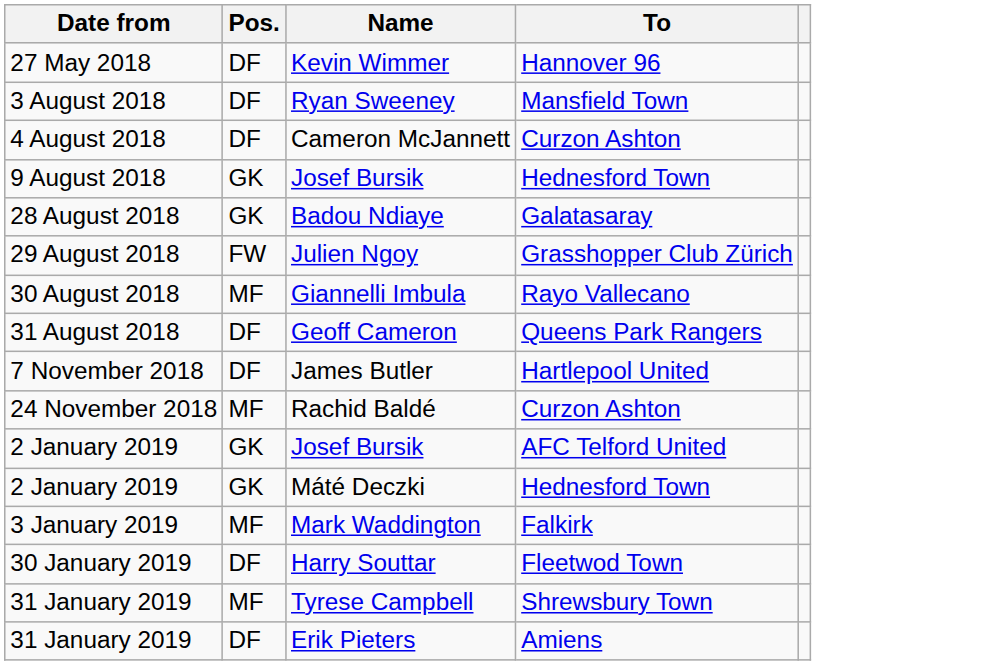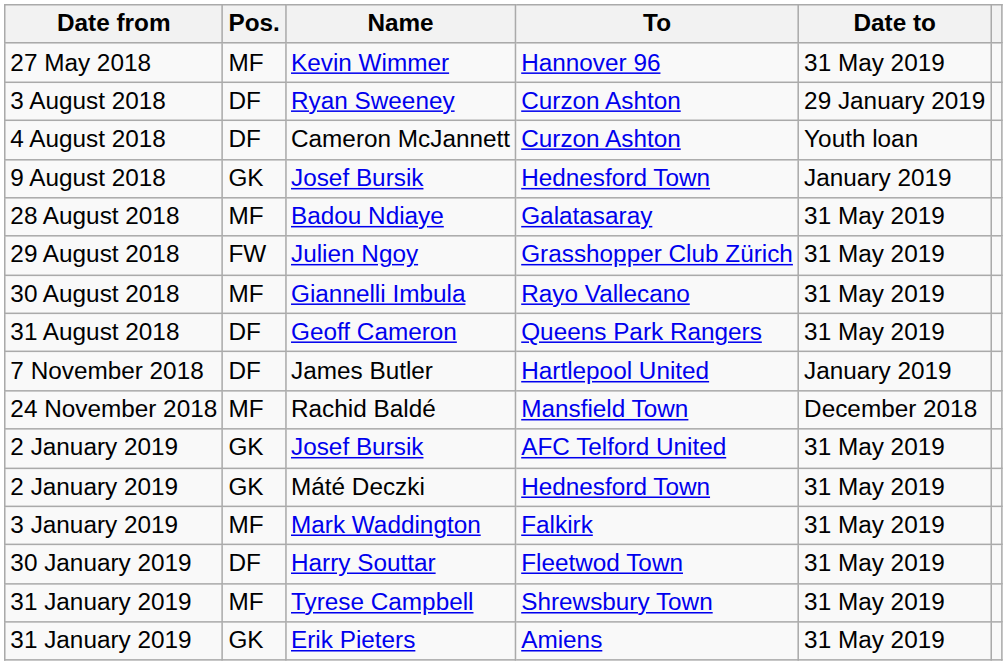+ column: (895, 23)
(245, 62) DF -> (246, 62) MF
(605, 100) Mansfield Town -> (601, 100) Curzon Ashton
(246, 216) GK -> (246, 216) MF
(601, 409) Curzon Ashton -> (605, 409) Mansfield Town
(245, 640) DF -> (246, 640) GK
